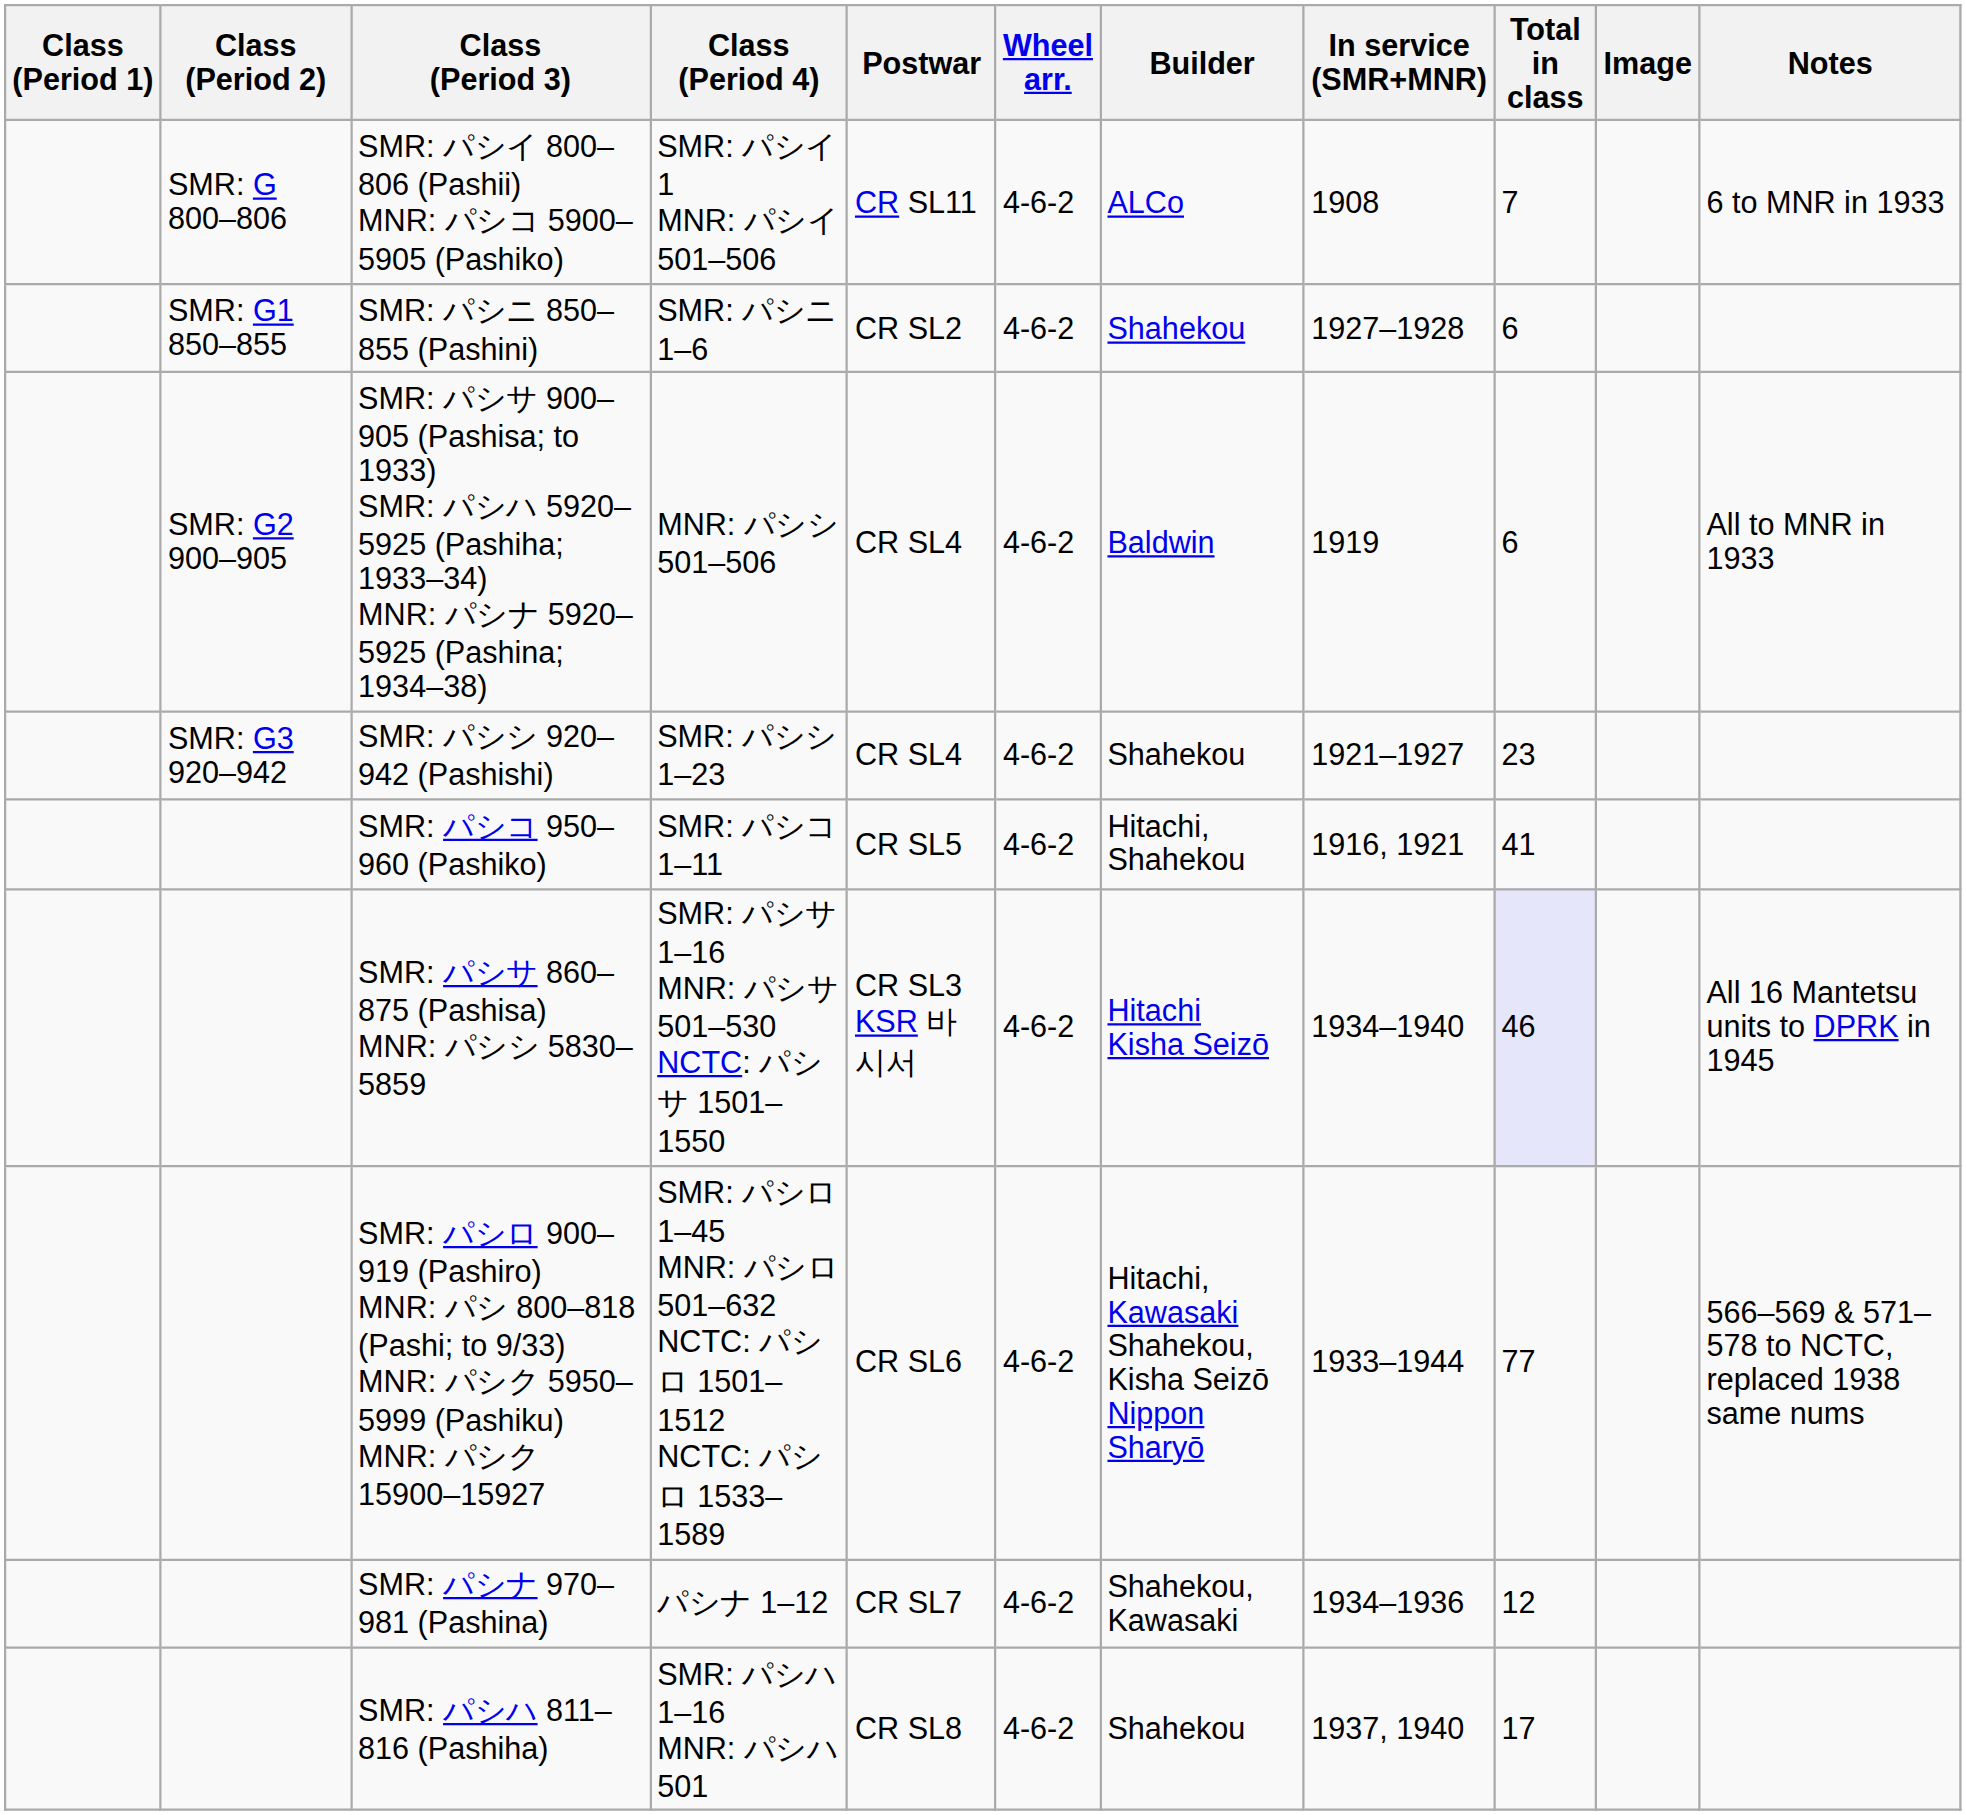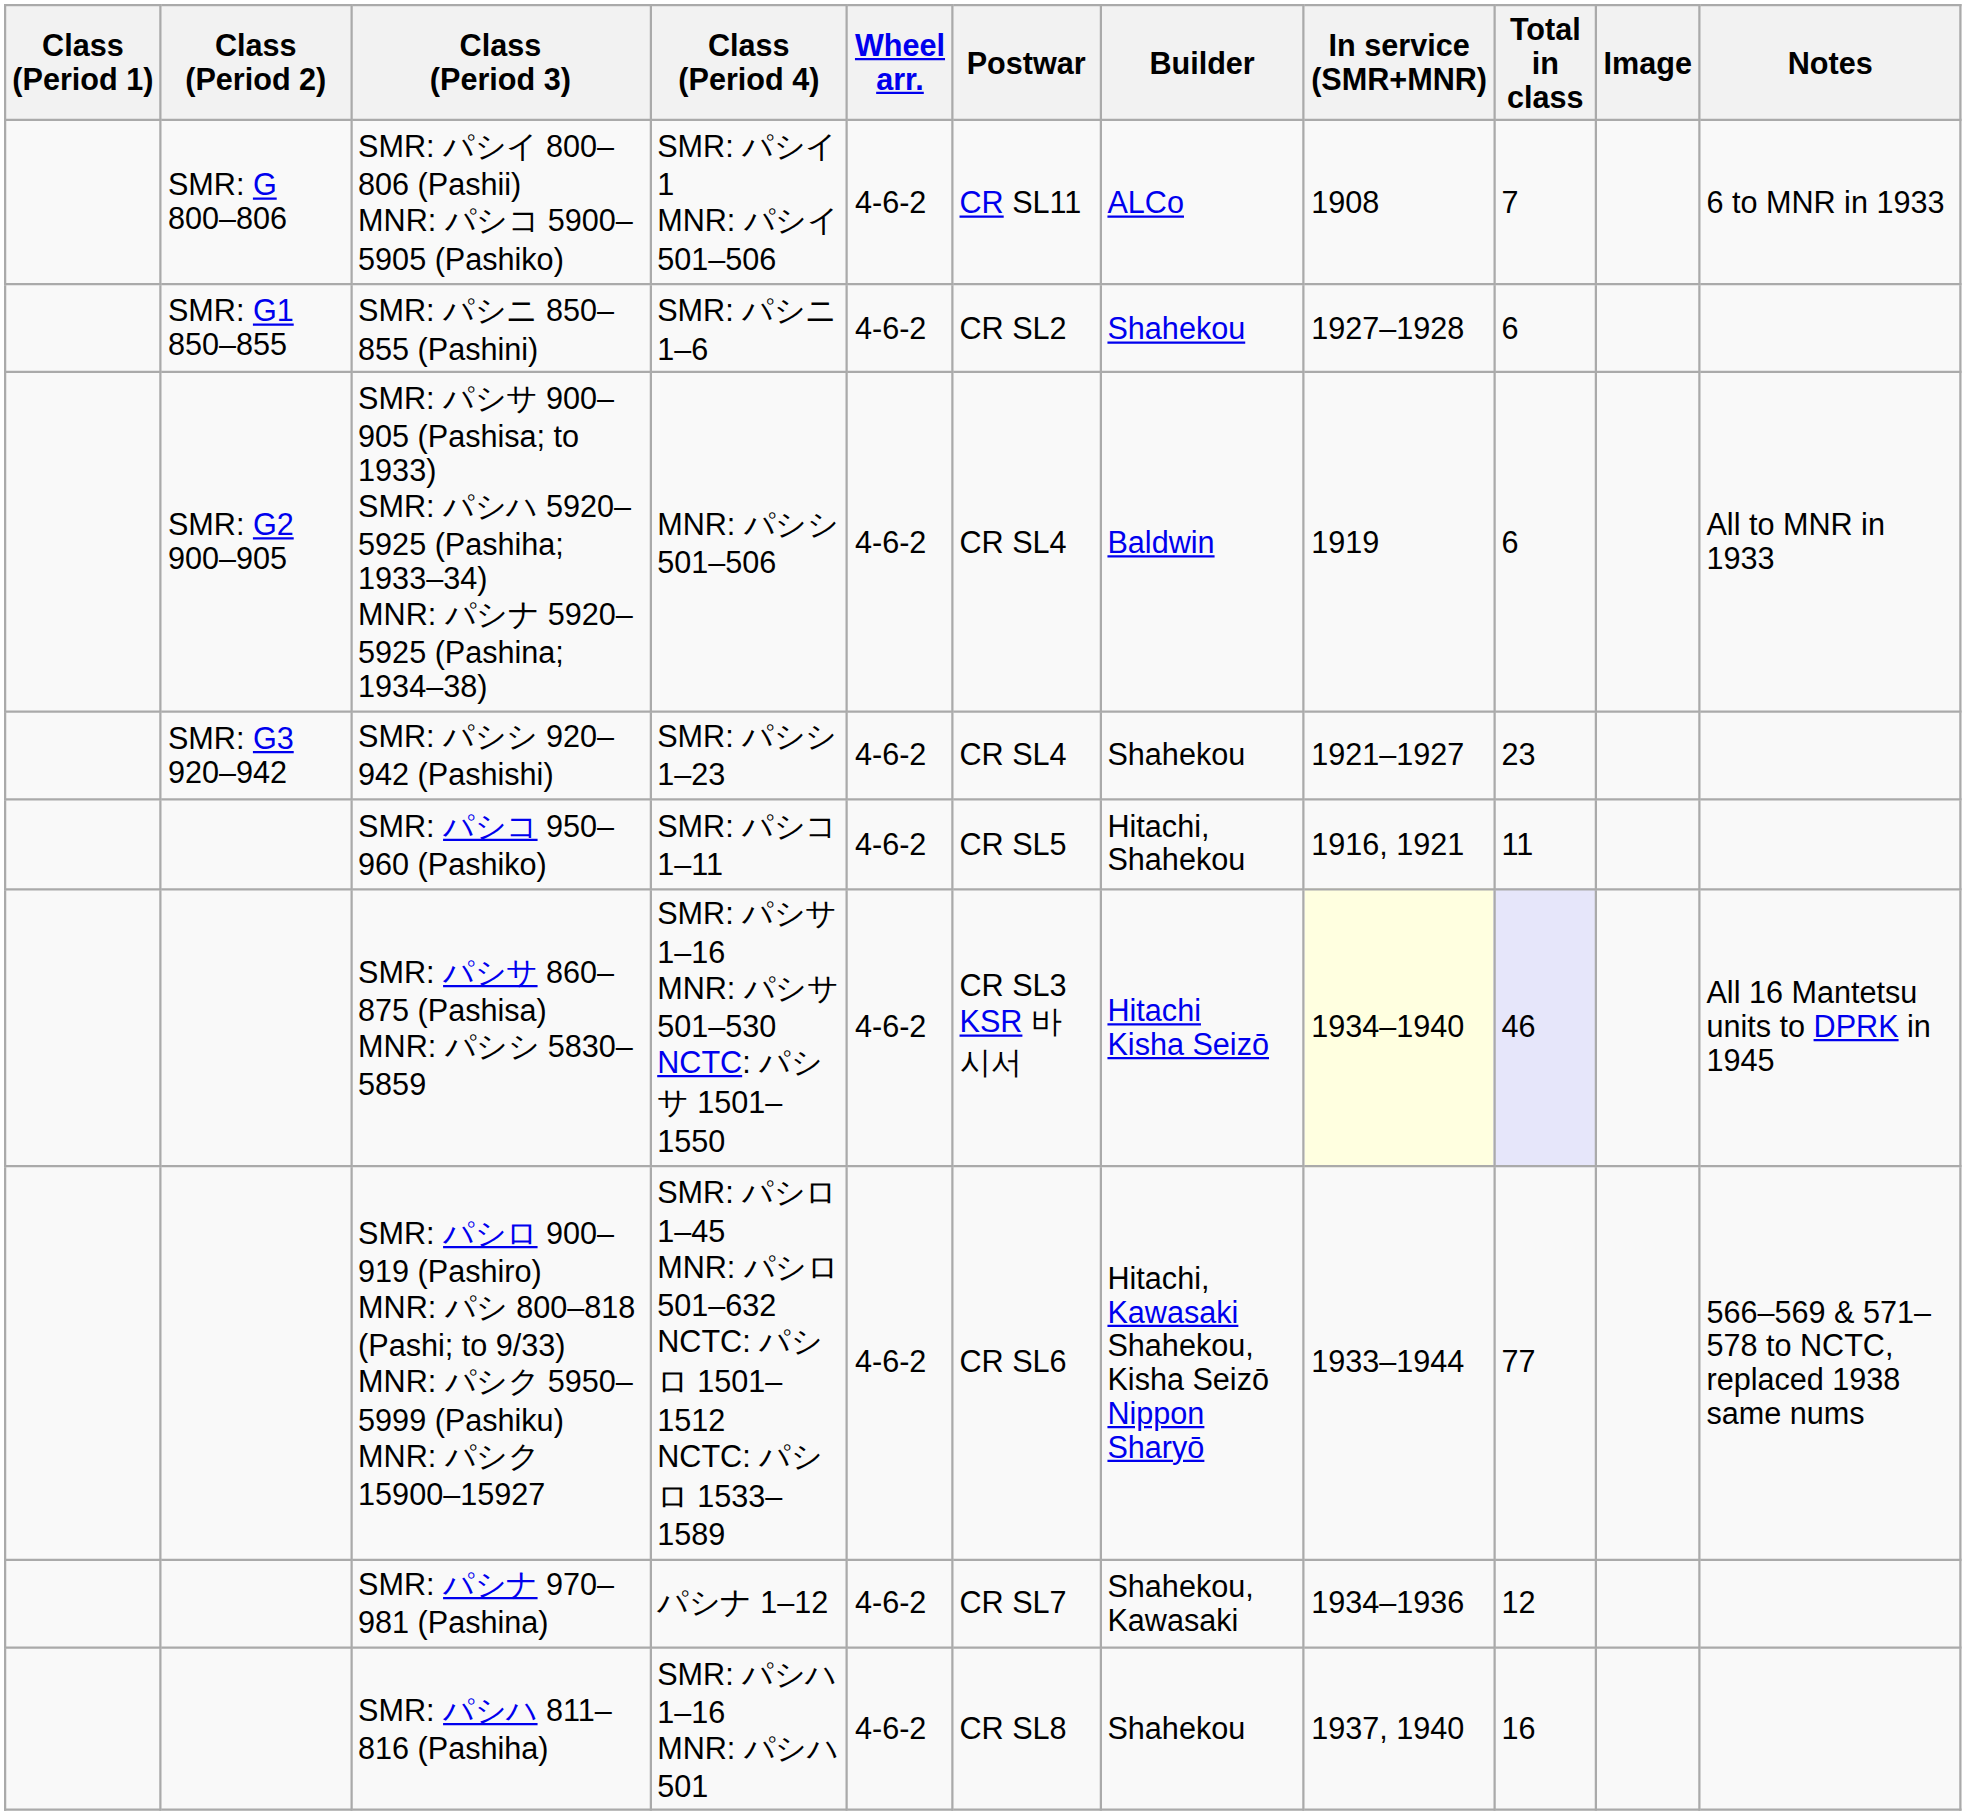columns swapped: (922, 63) <-> (1048, 63)
(1519, 844) 41 -> (1517, 844) 11
(1388, 1027) no background -> (1388, 1027) lightyellow background
(1519, 1729) 17 -> (1519, 1729) 16
